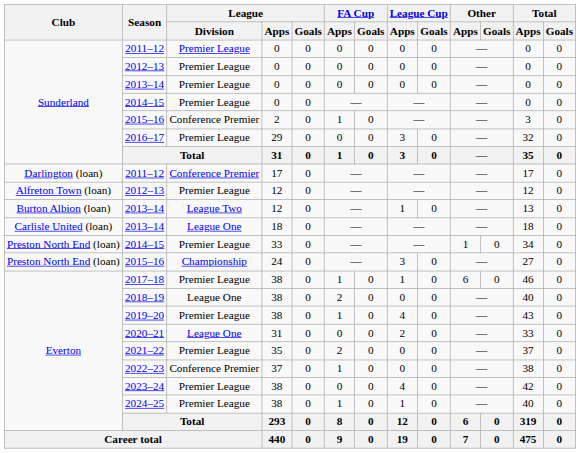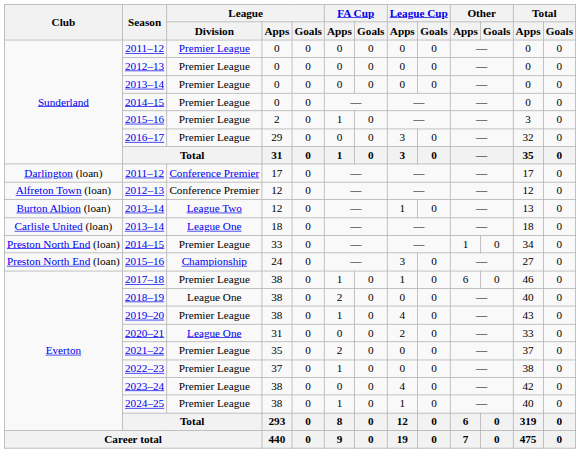(214, 119) Conference Premier -> (214, 119) Premier League
(214, 191) Premier League -> (214, 191) Conference Premier
(214, 368) Conference Premier -> (214, 368) Premier League
